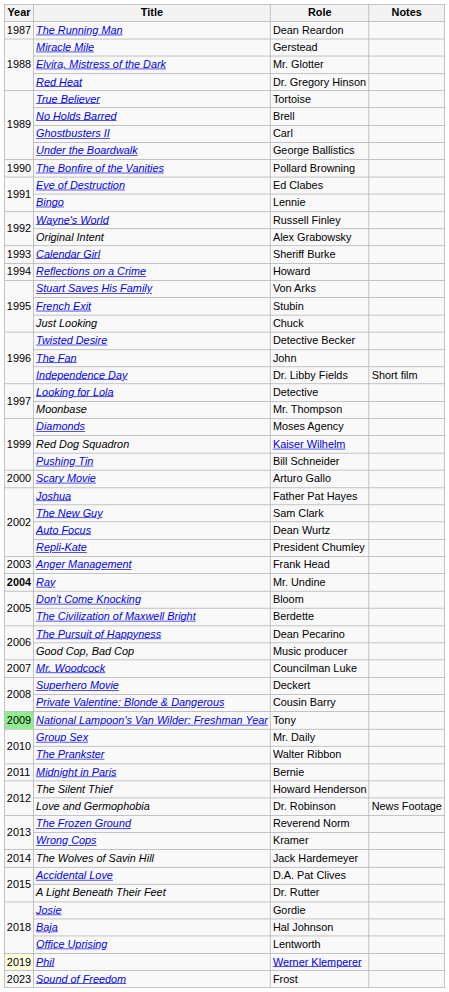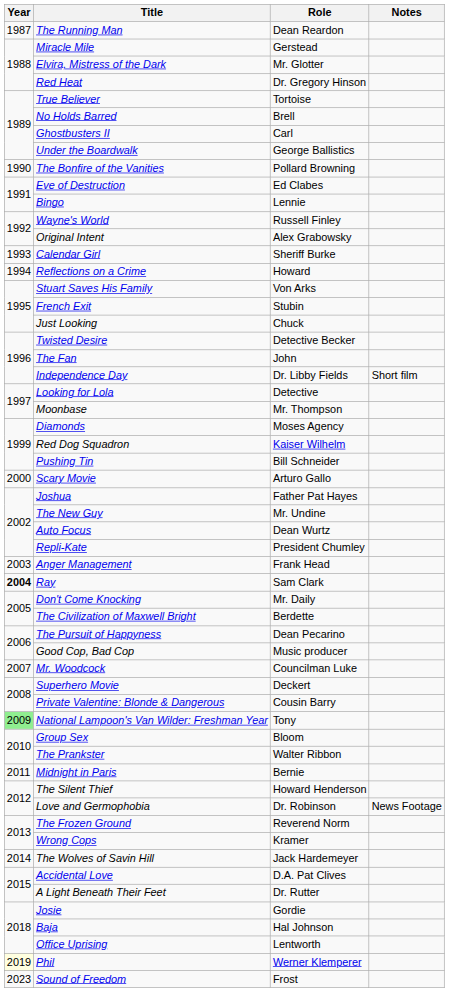(298, 513) Sam Clark -> (299, 513) Mr. Undine
(299, 582) Mr. Undine -> (298, 582) Sam Clark
(288, 599) Bloom -> (294, 599) Mr. Daily
(294, 737) Mr. Daily -> (288, 737) Bloom
